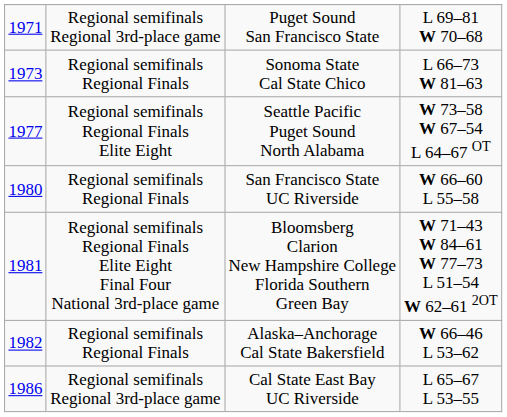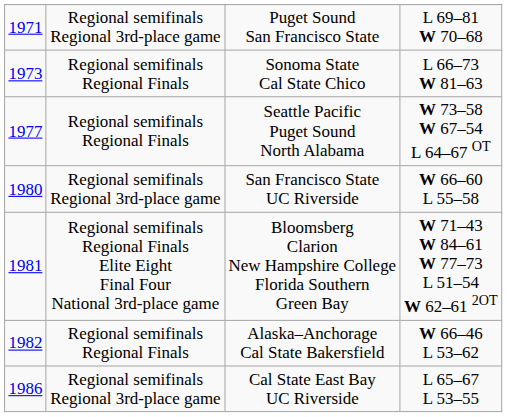(135, 131) Regional semifinals Regional Finals Elite Eight -> (135, 131) Regional semifinals Regional Finals
(135, 189) Regional semifinals Regional Finals -> (135, 189) Regional semifinals Regional 3rd-place game
